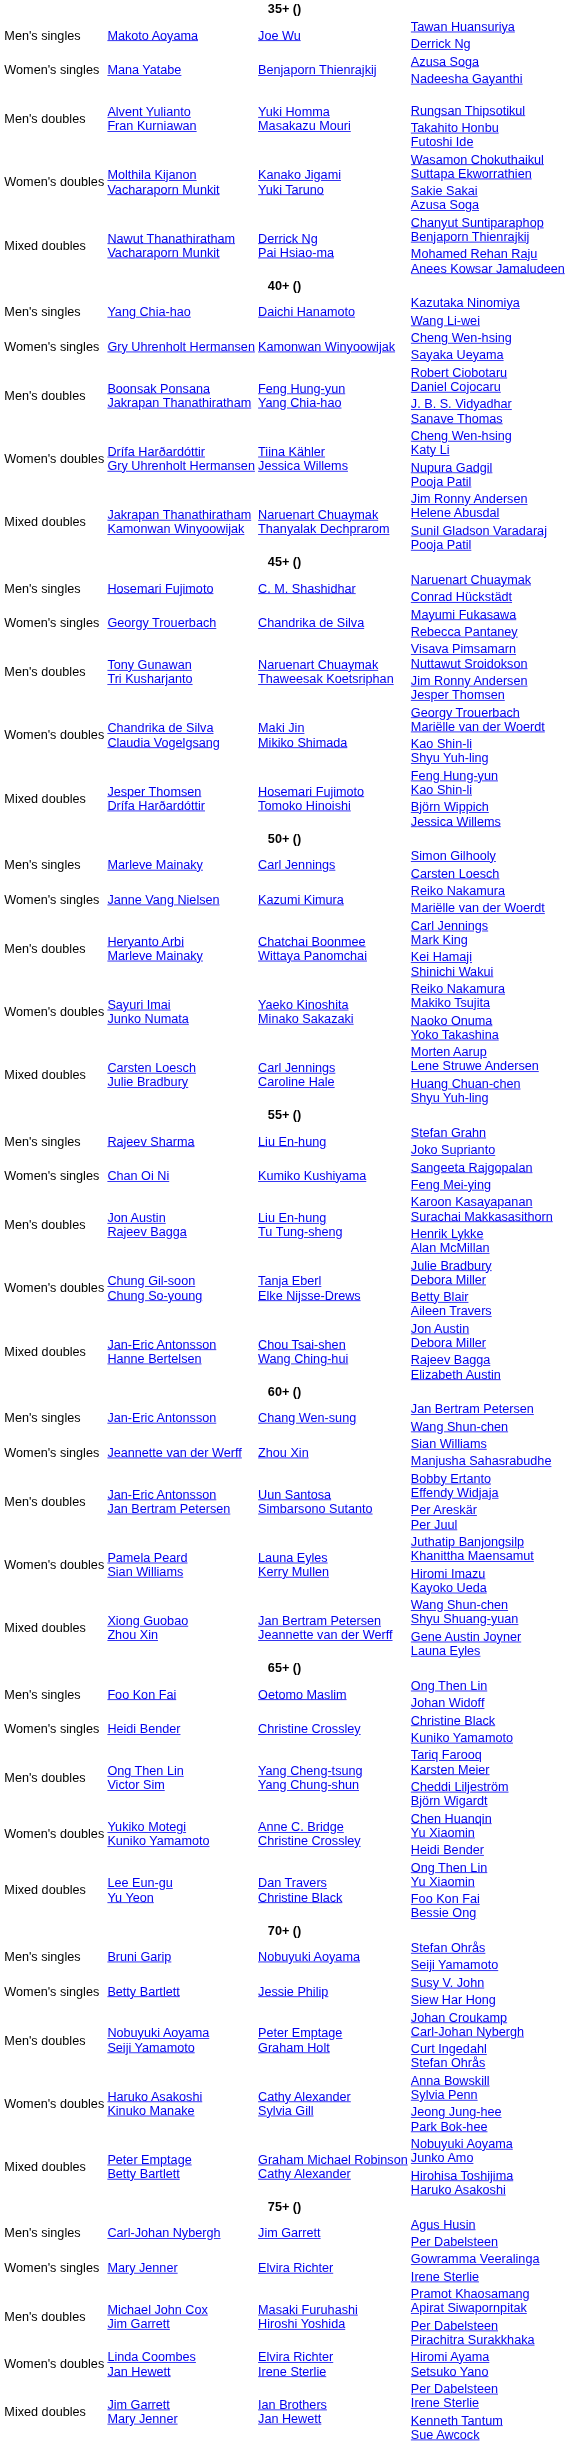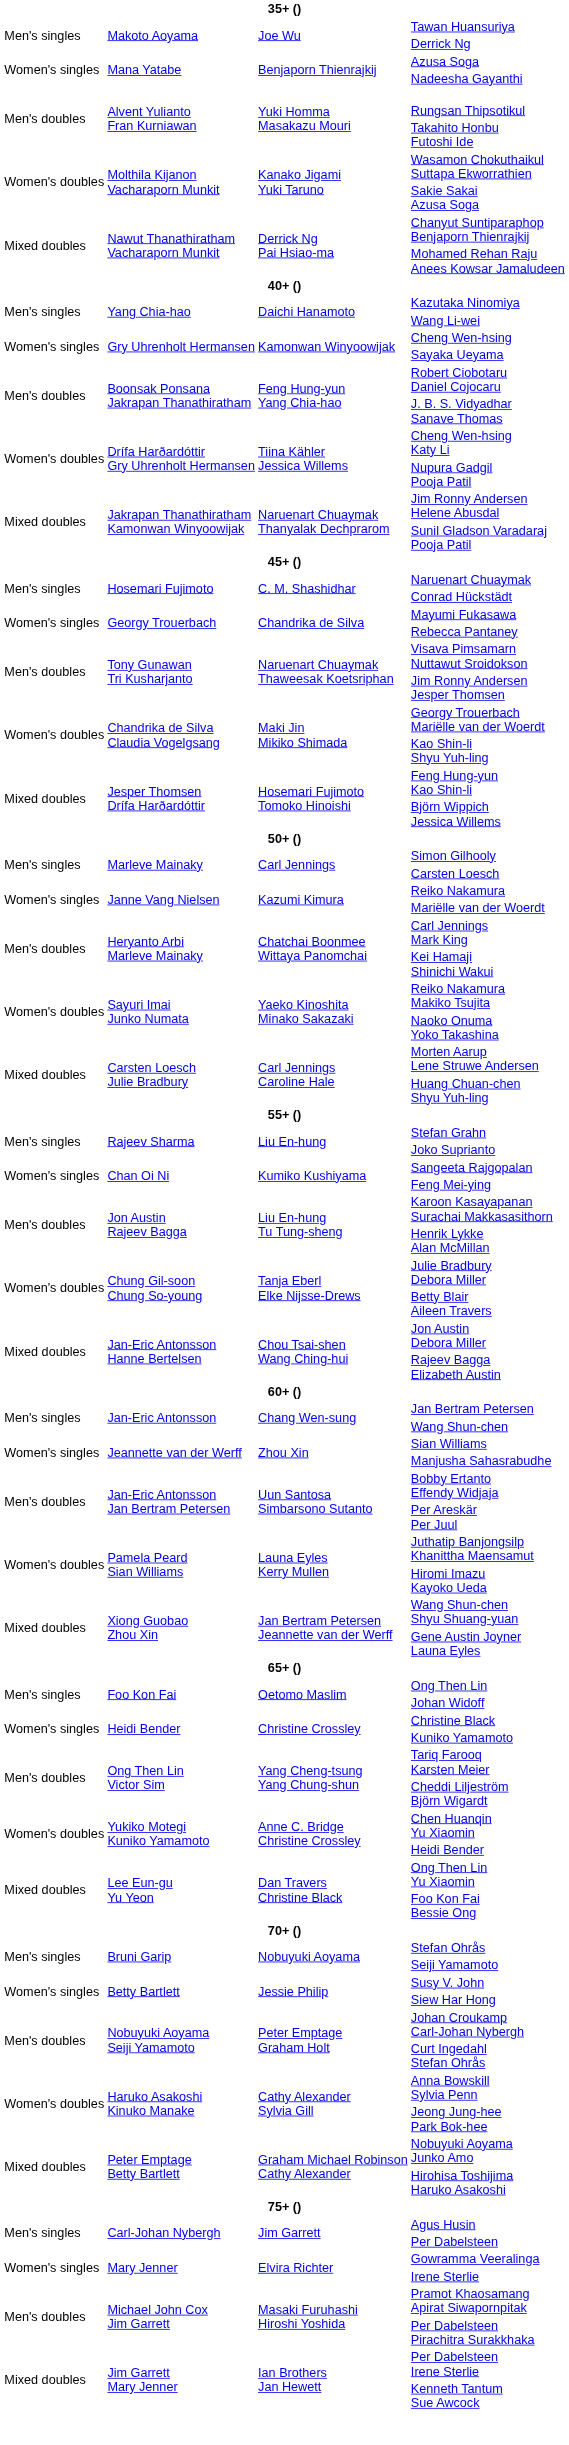- row: (450, 2364)
